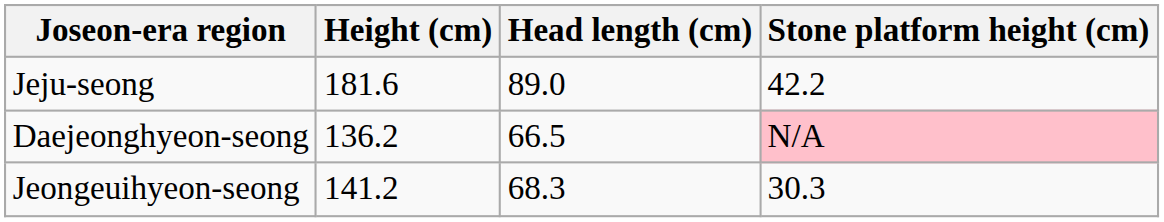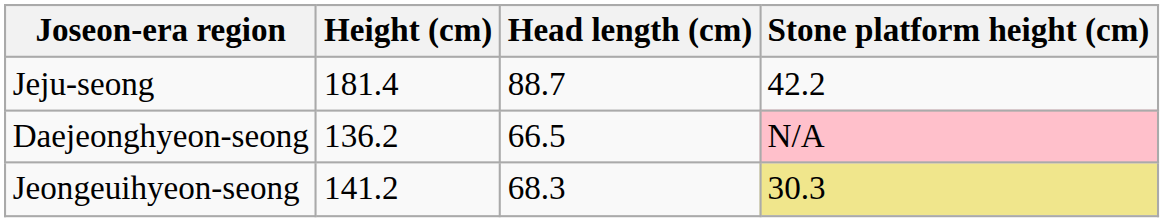(361, 83) 181.6 -> (361, 83) 181.4
(537, 83) 89.0 -> (537, 83) 88.7
(797, 188) no background -> (797, 188) khaki background
